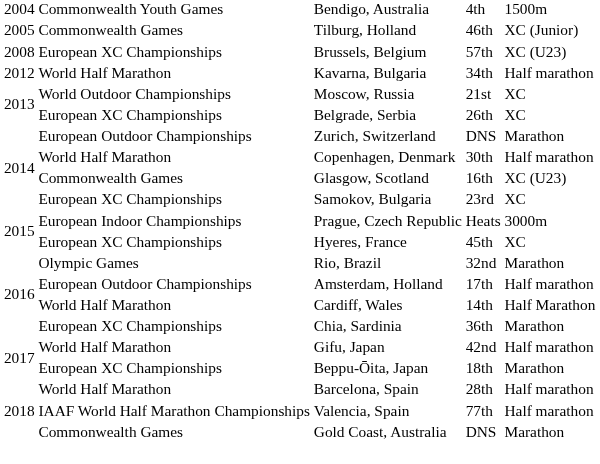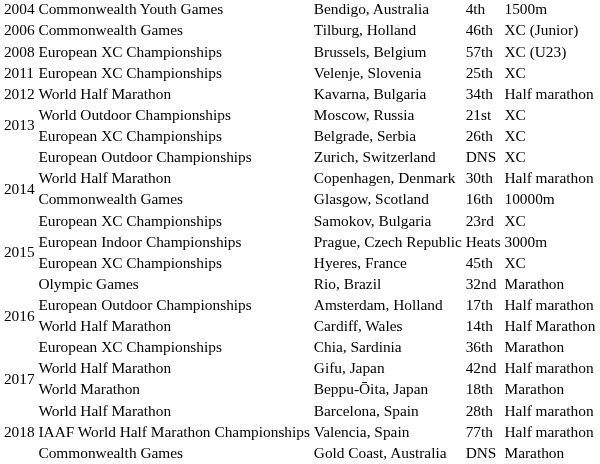(19, 30) 2005 -> (19, 30) 2006
+ row: (368, 72)
(534, 136) Marathon -> (515, 157) XC
(535, 178) XC (U23) -> (530, 199) 10000m
(130, 368) European XC Championships -> (89, 389) World Marathon
